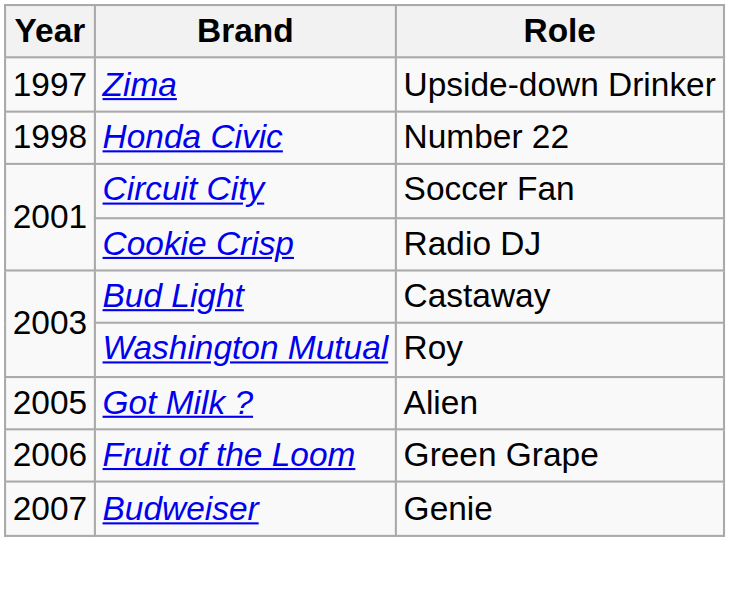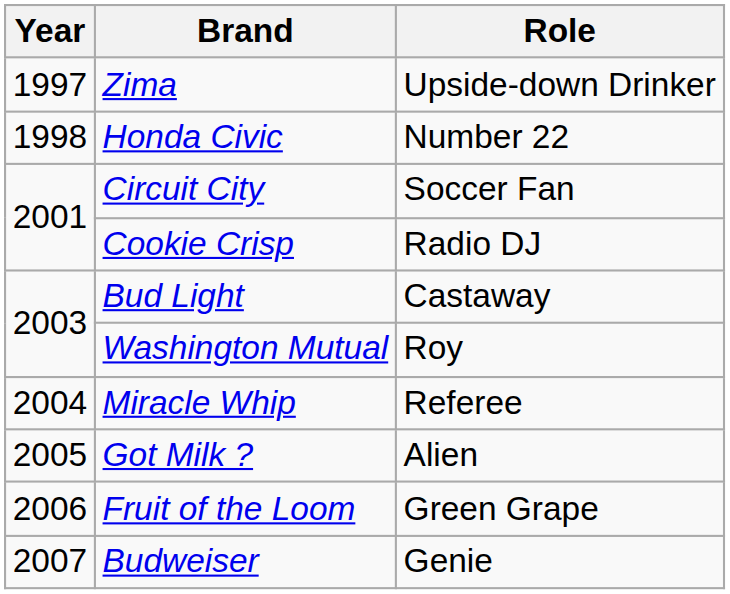+ row: (199, 402)
